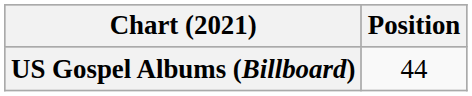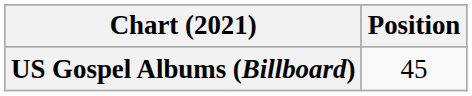(414, 68) 44 -> (414, 68) 45
